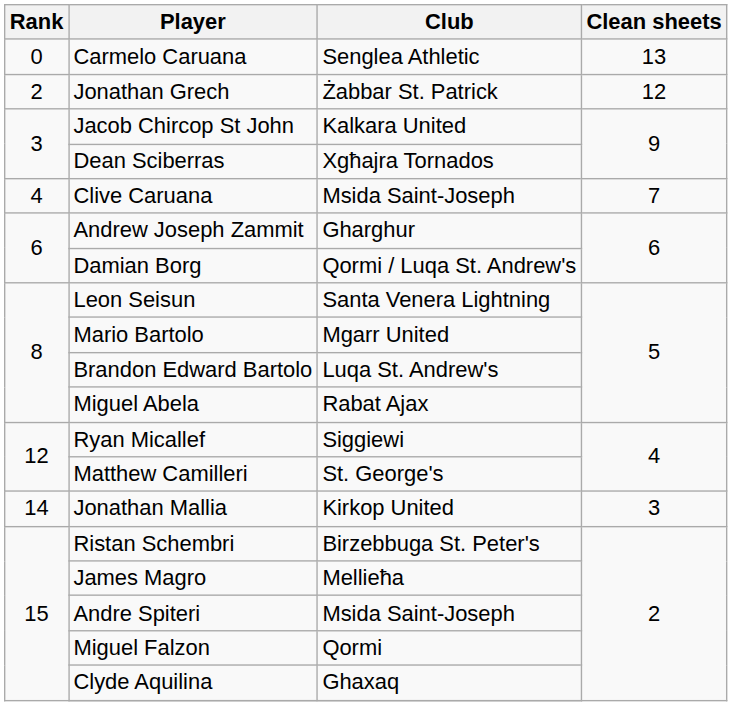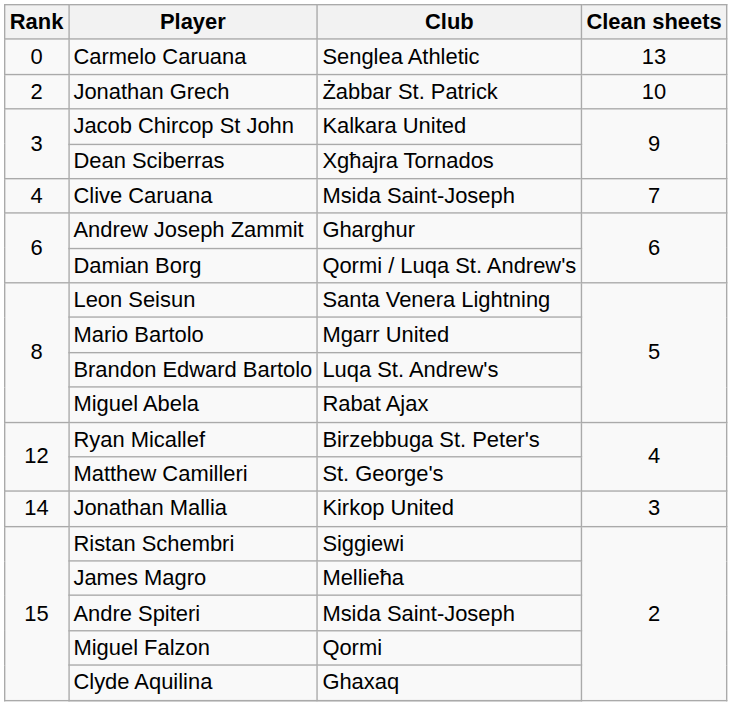(654, 91) 12 -> (654, 91) 10
(363, 439) Siggiewi -> (431, 439) Birzebbuga St. Peter's
(431, 543) Birzebbuga St. Peter's -> (363, 543) Siggiewi
